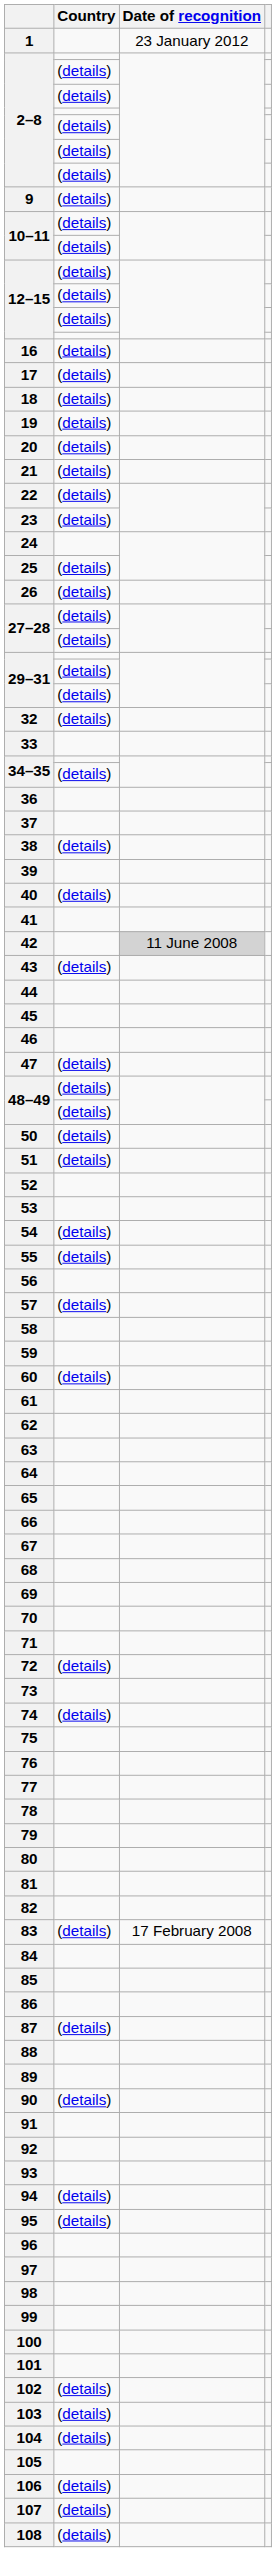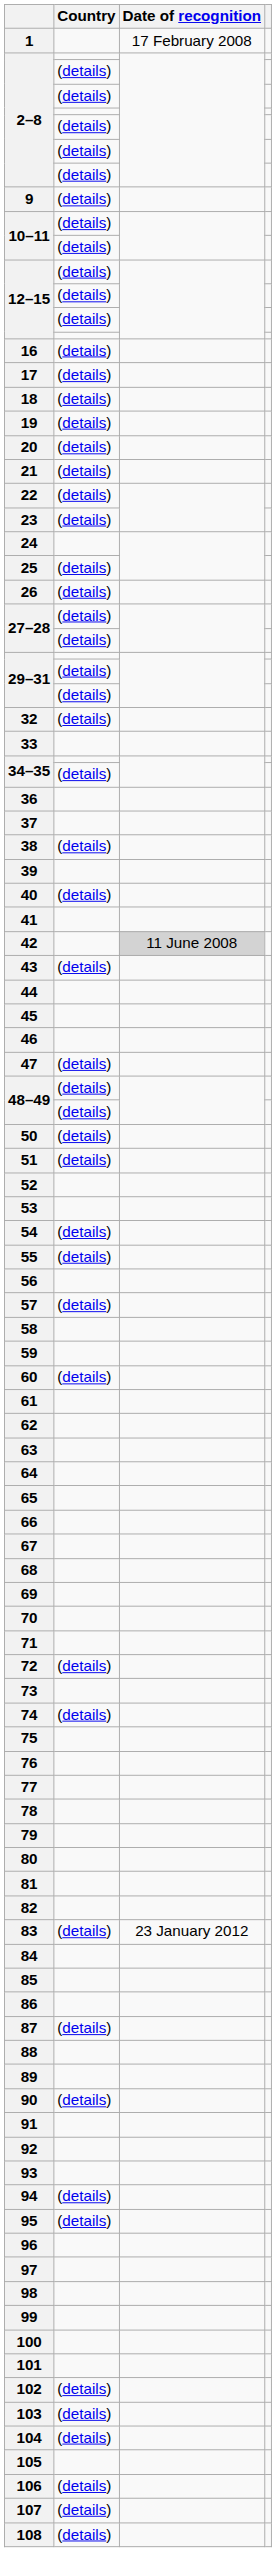(192, 40) 23 January 2012 -> (192, 40) 17 February 2008
(192, 1931) 17 February 2008 -> (192, 1931) 23 January 2012
